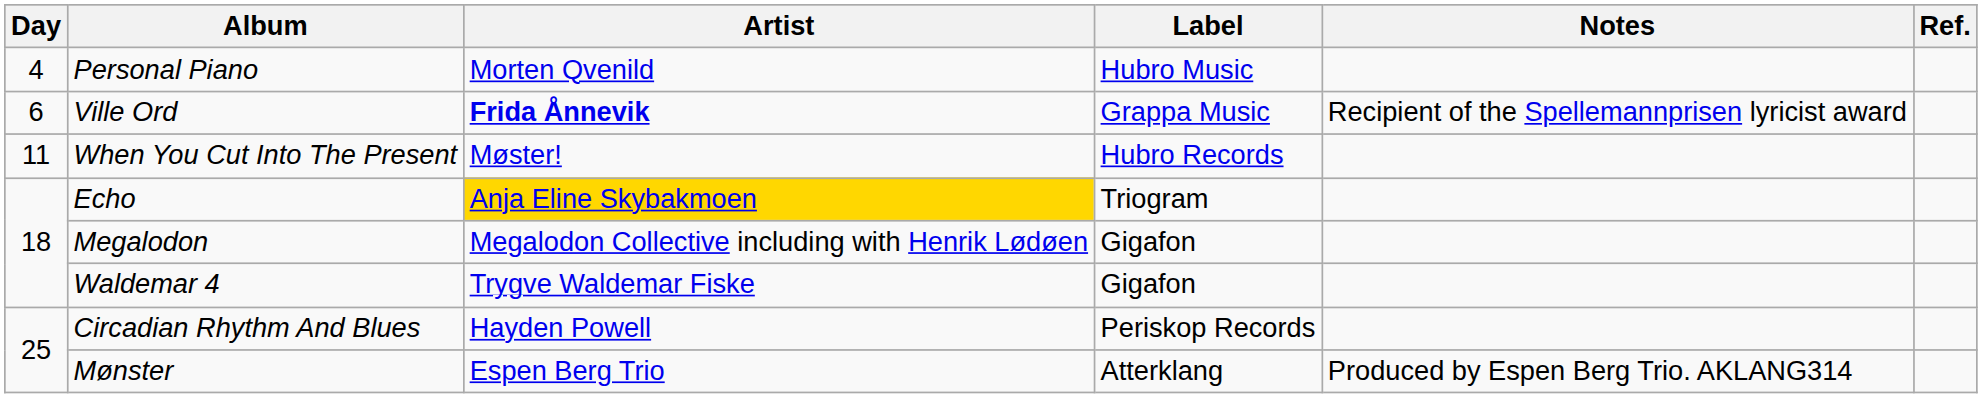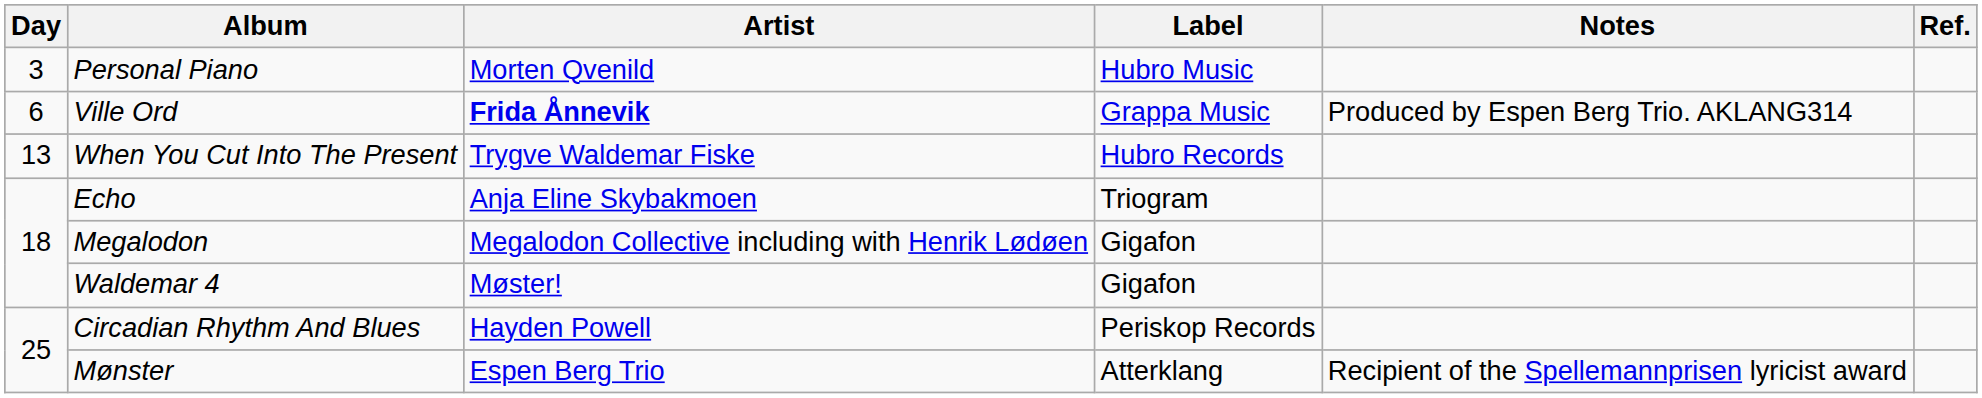(36, 69) 4 -> (36, 69) 3
(1617, 112) Recipient of the Spellemannprisen lyricist award -> (1590, 112) Produced by Espen Berg Trio. AKLANG314
(36, 155) 11 -> (36, 155) 13
(516, 155) Møster! -> (612, 155) Trygve Waldemar Fiske
(613, 198) gold background -> (613, 198) no background
(612, 284) Trygve Waldemar Fiske -> (516, 284) Møster!
(1590, 371) Produced by Espen Berg Trio. AKLANG314 -> (1617, 371) Recipient of the Spellemannprisen lyricist award
